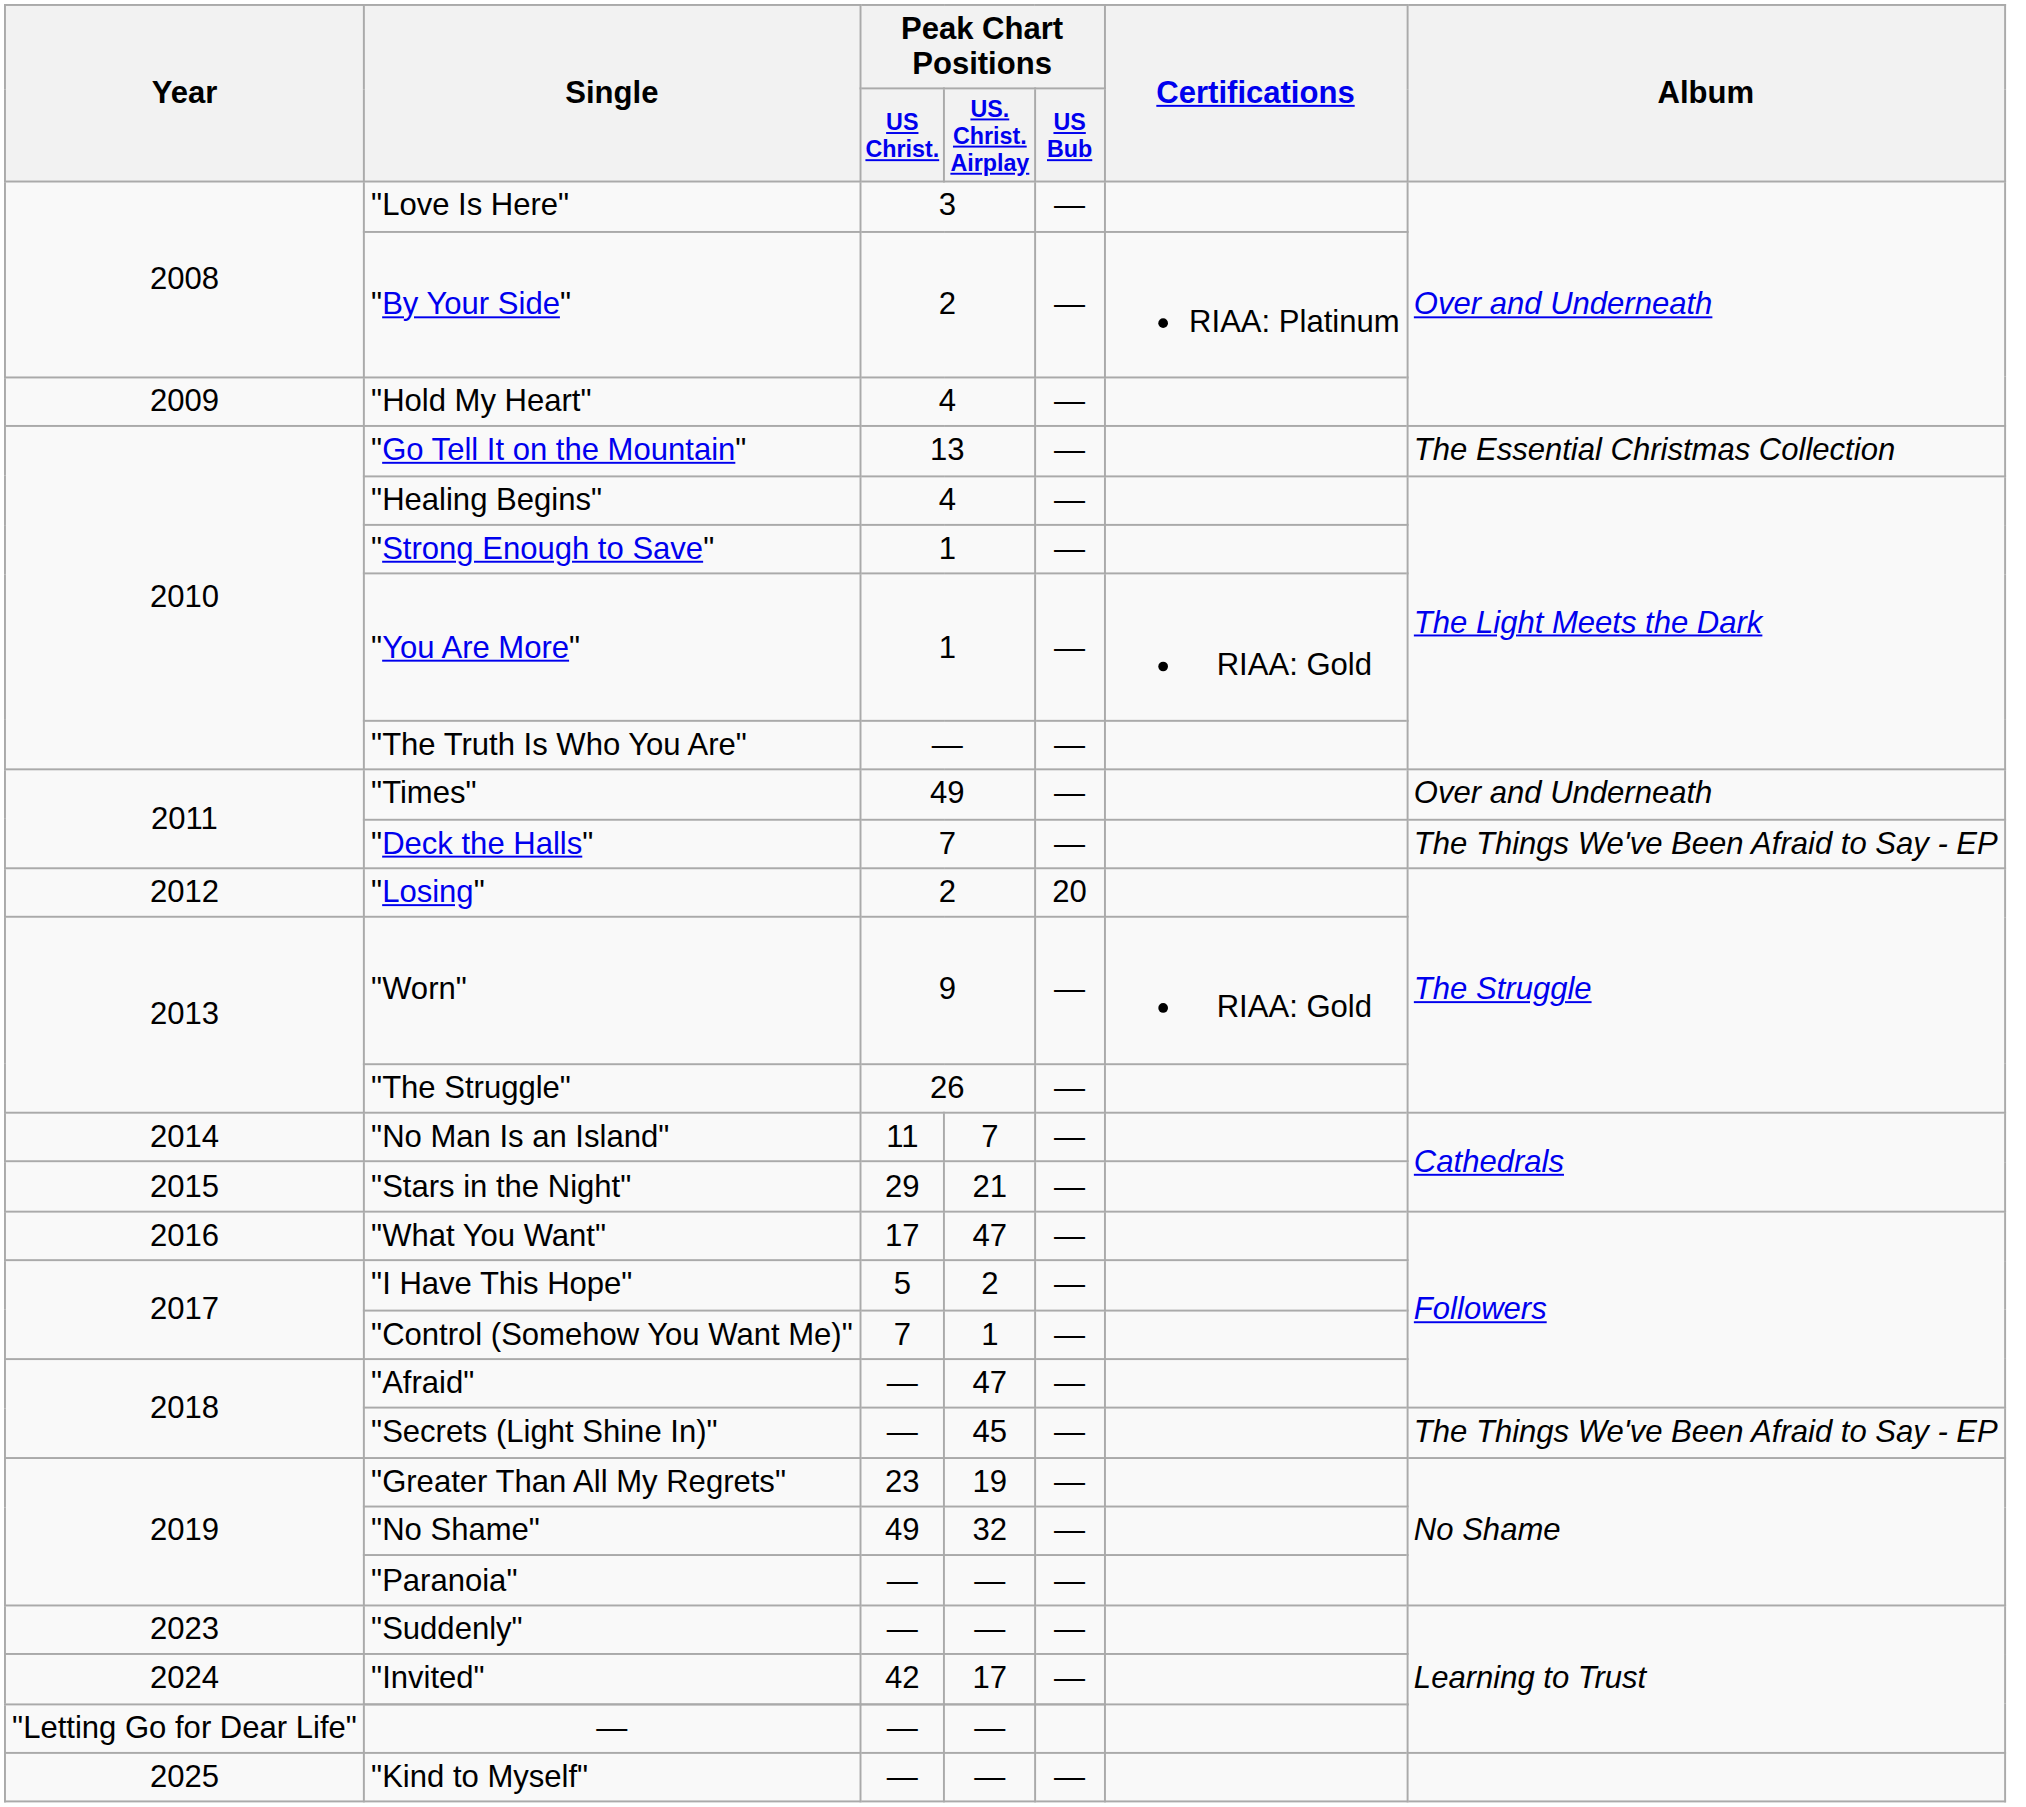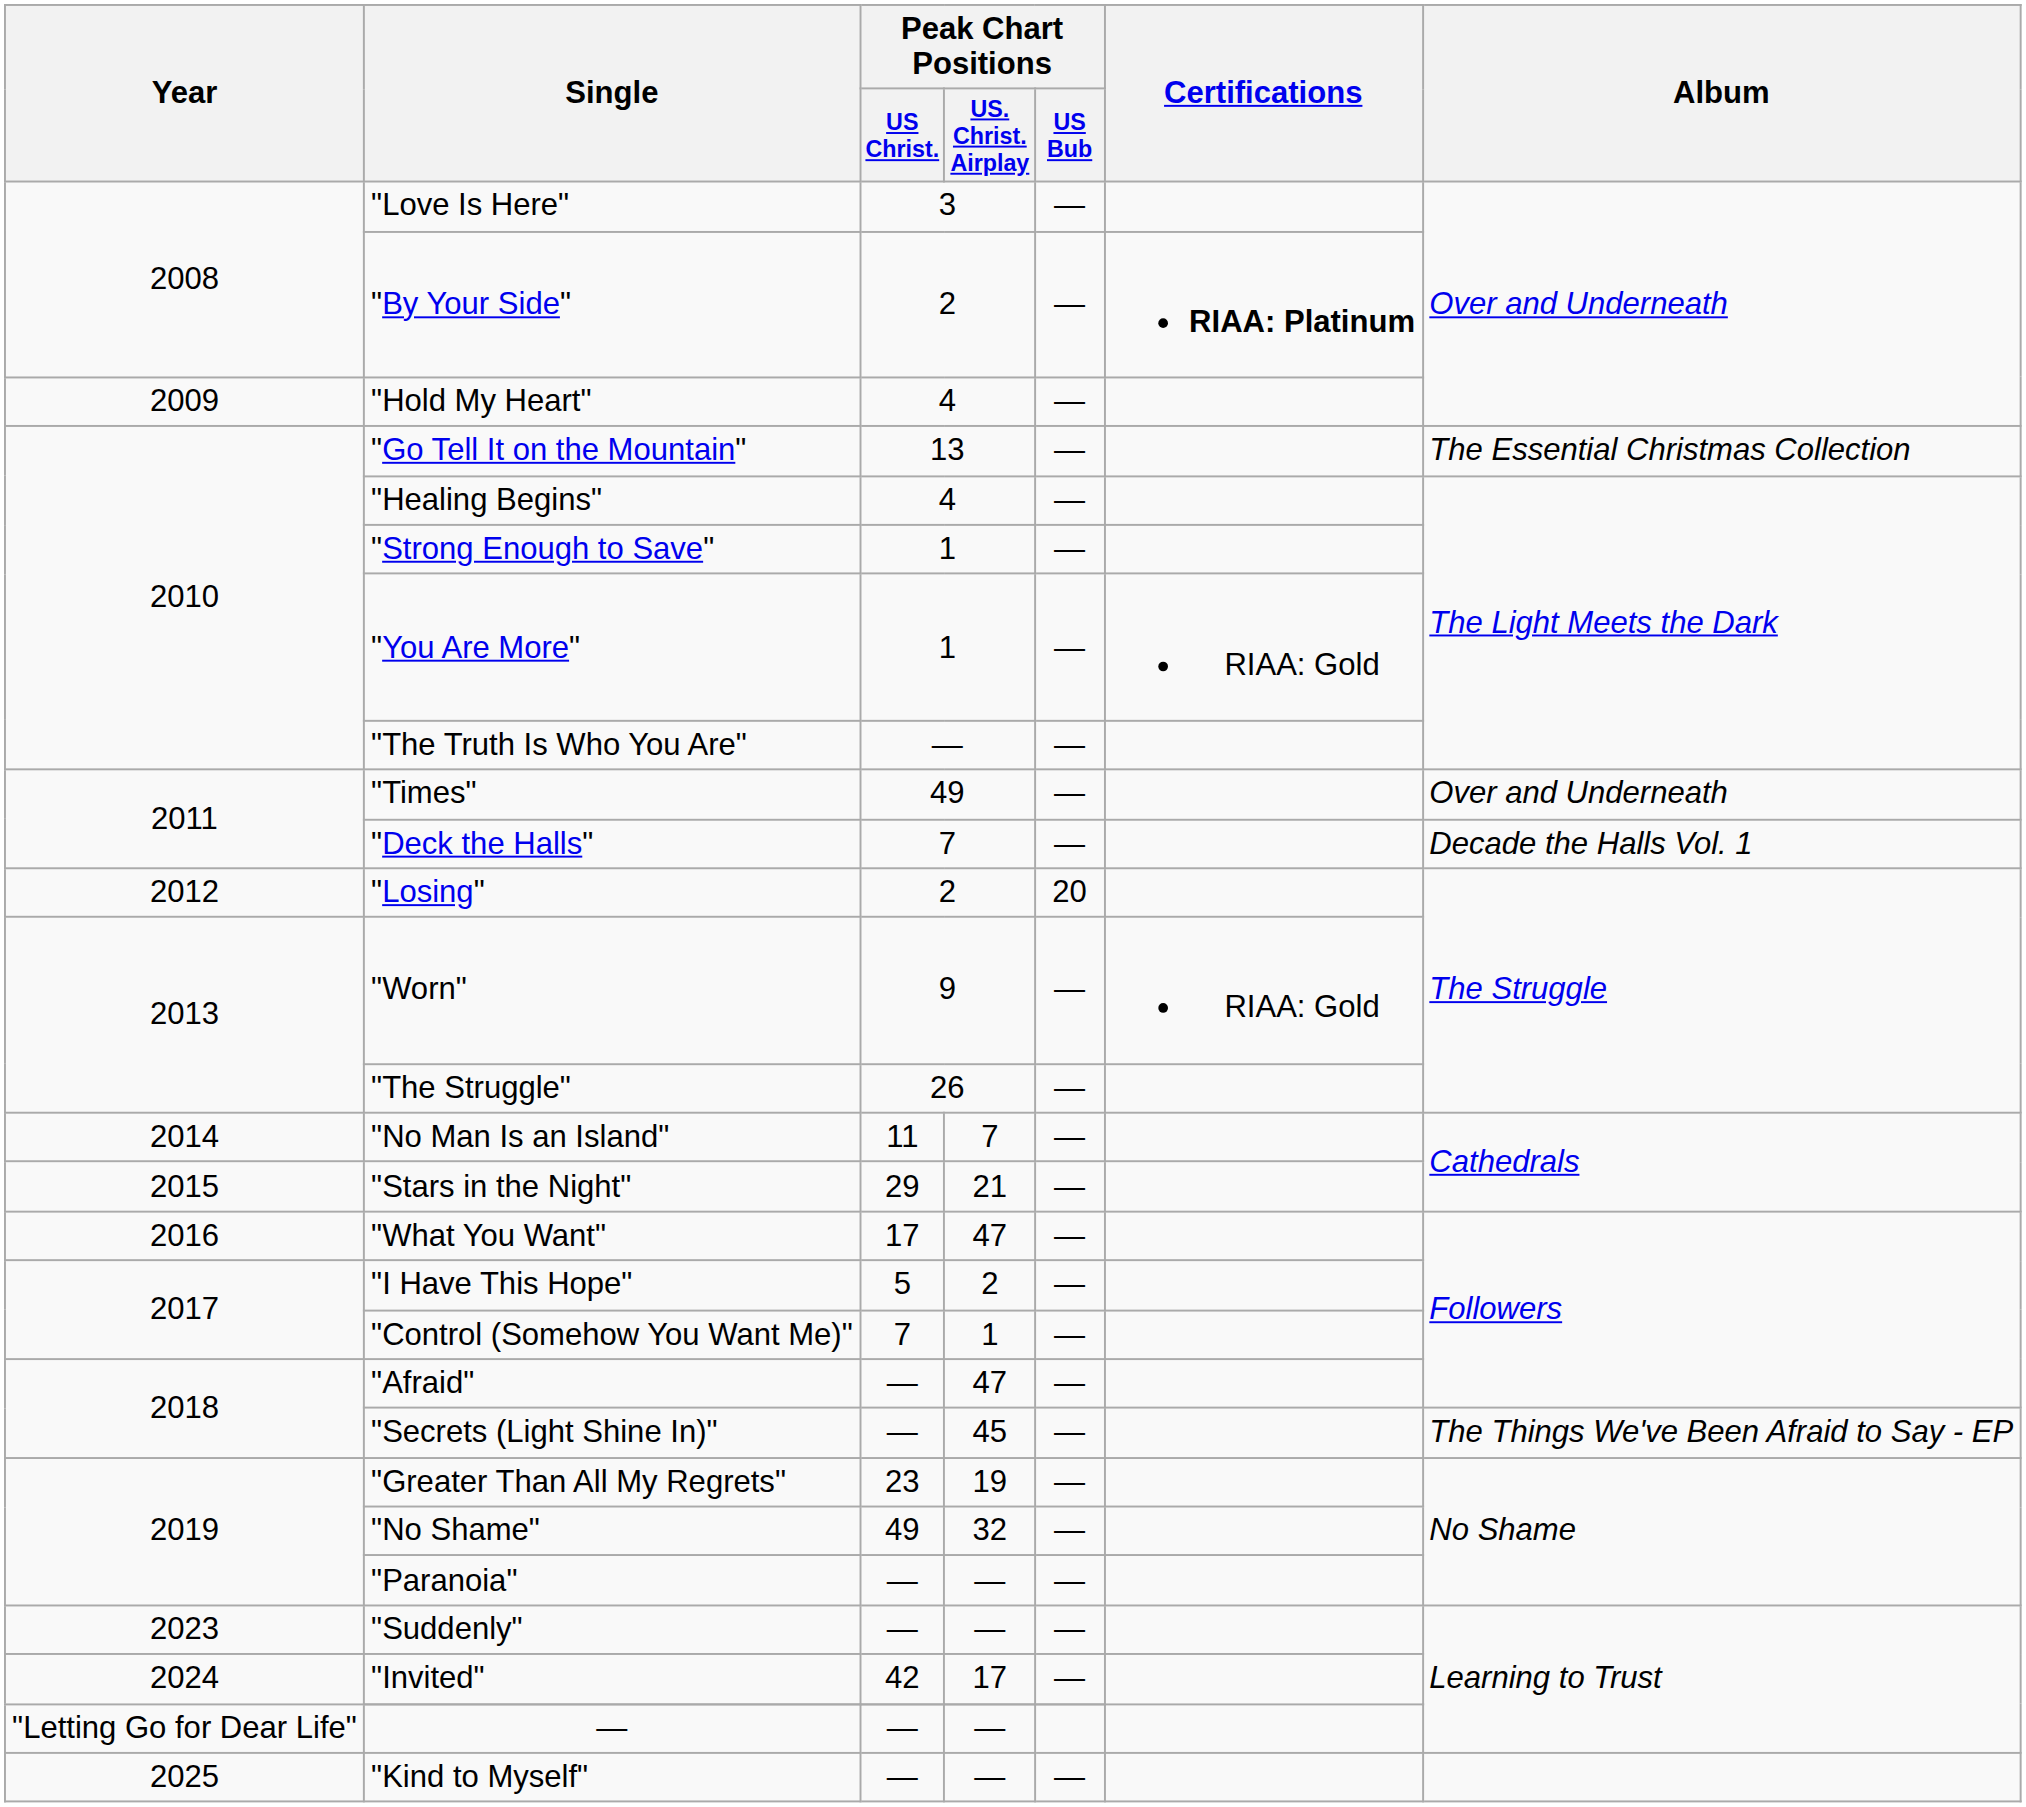(1256, 322) normal -> (1263, 322) bold
(1706, 843) The Things We've Been Afraid to Say - EP -> (1591, 843) Decade the Halls Vol. 1
